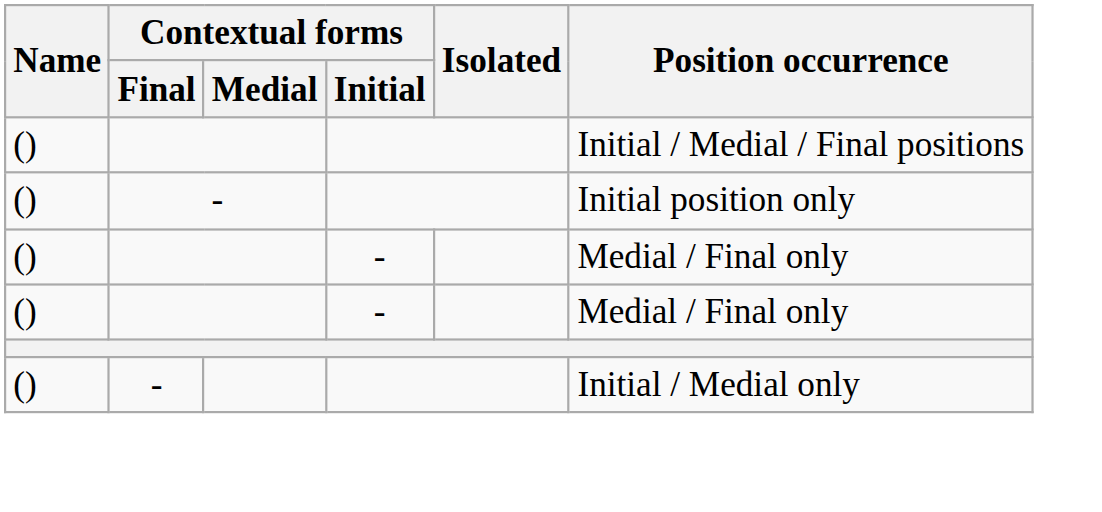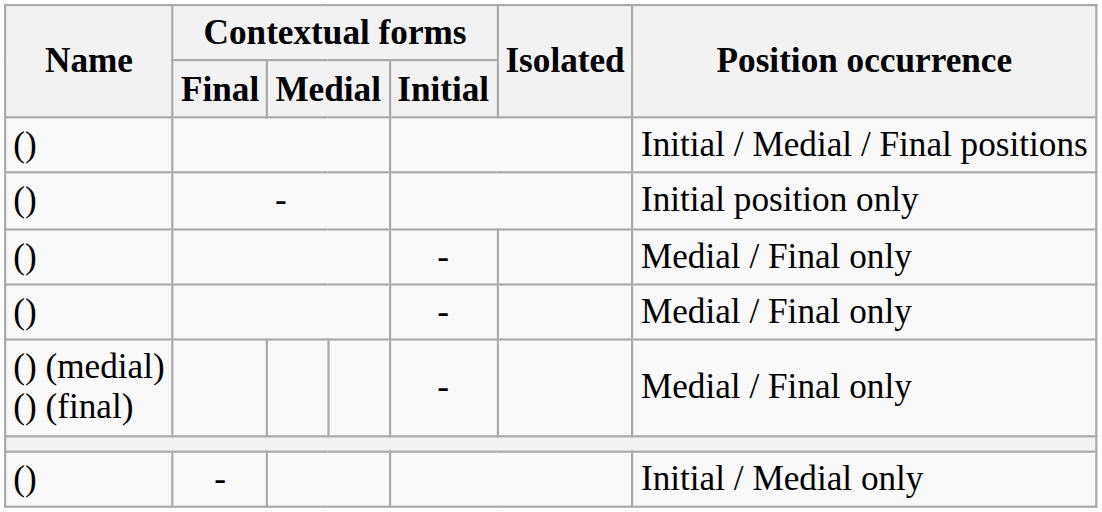+ row: (89, 387)
